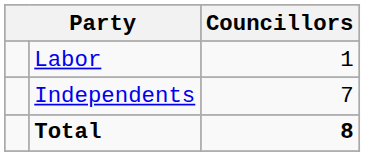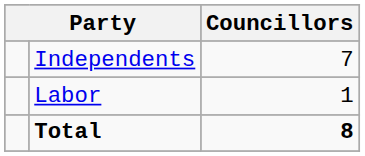rows swapped: (115, 96) <-> (68, 60)
